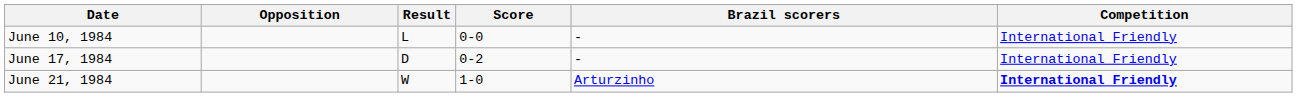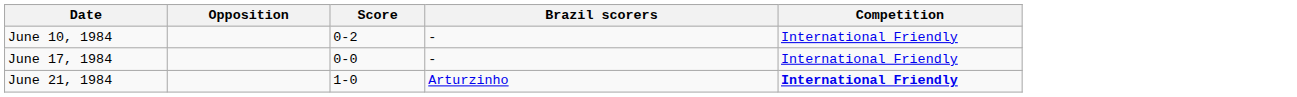- column: (427, 15)
(471, 37) 0-0 -> (345, 37) 0-2
(471, 59) 0-2 -> (345, 59) 0-0
